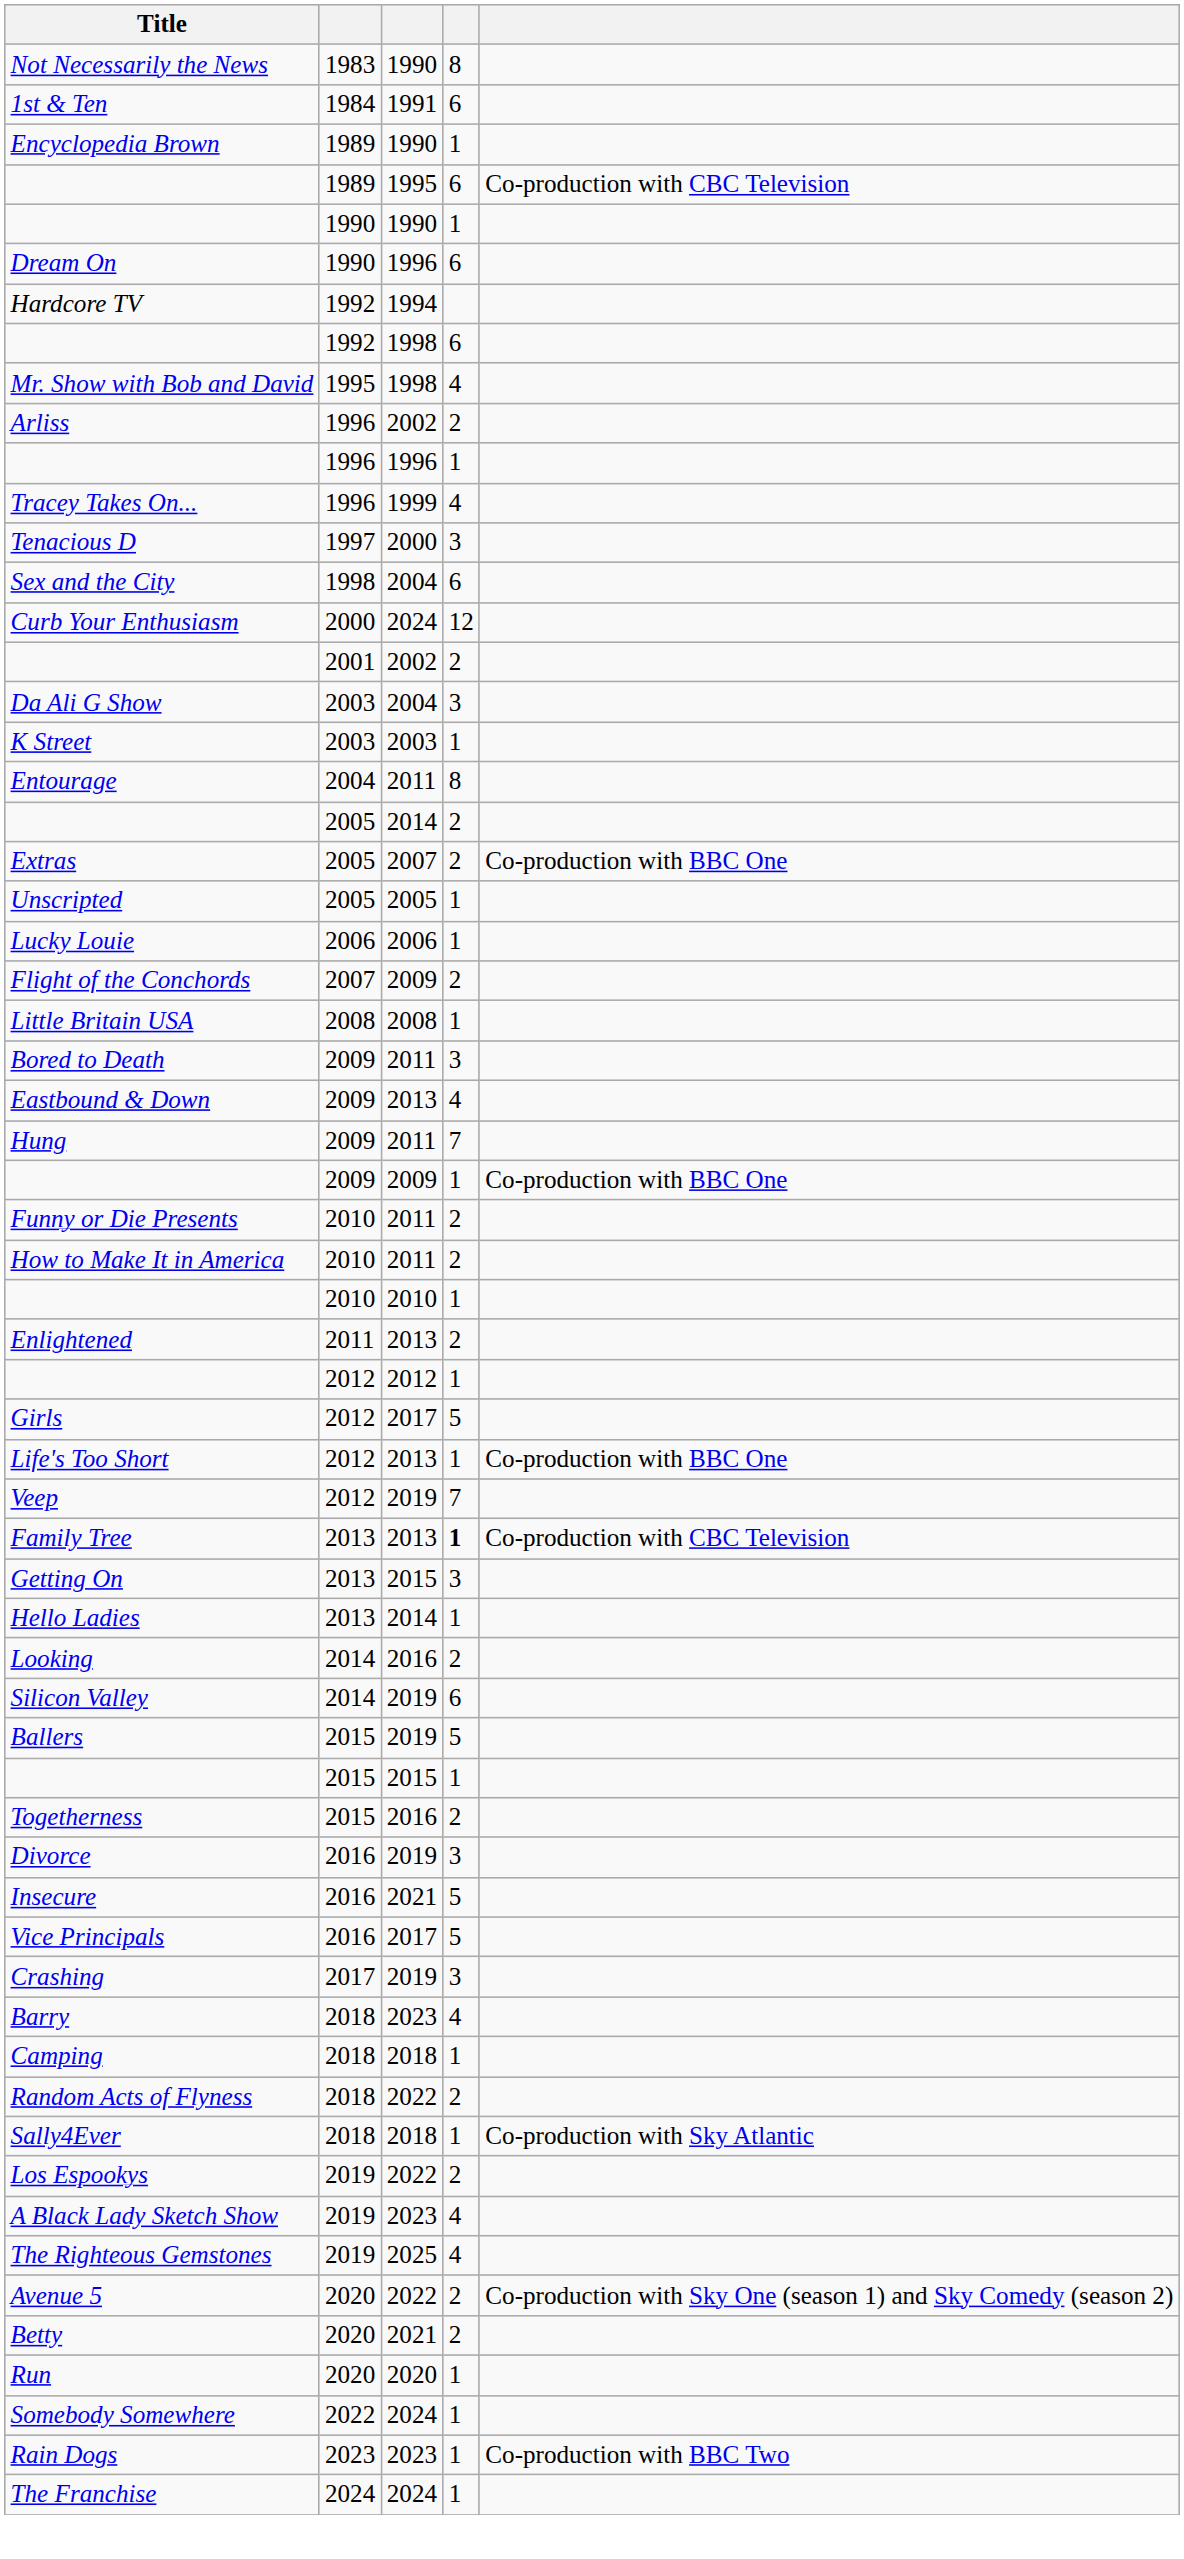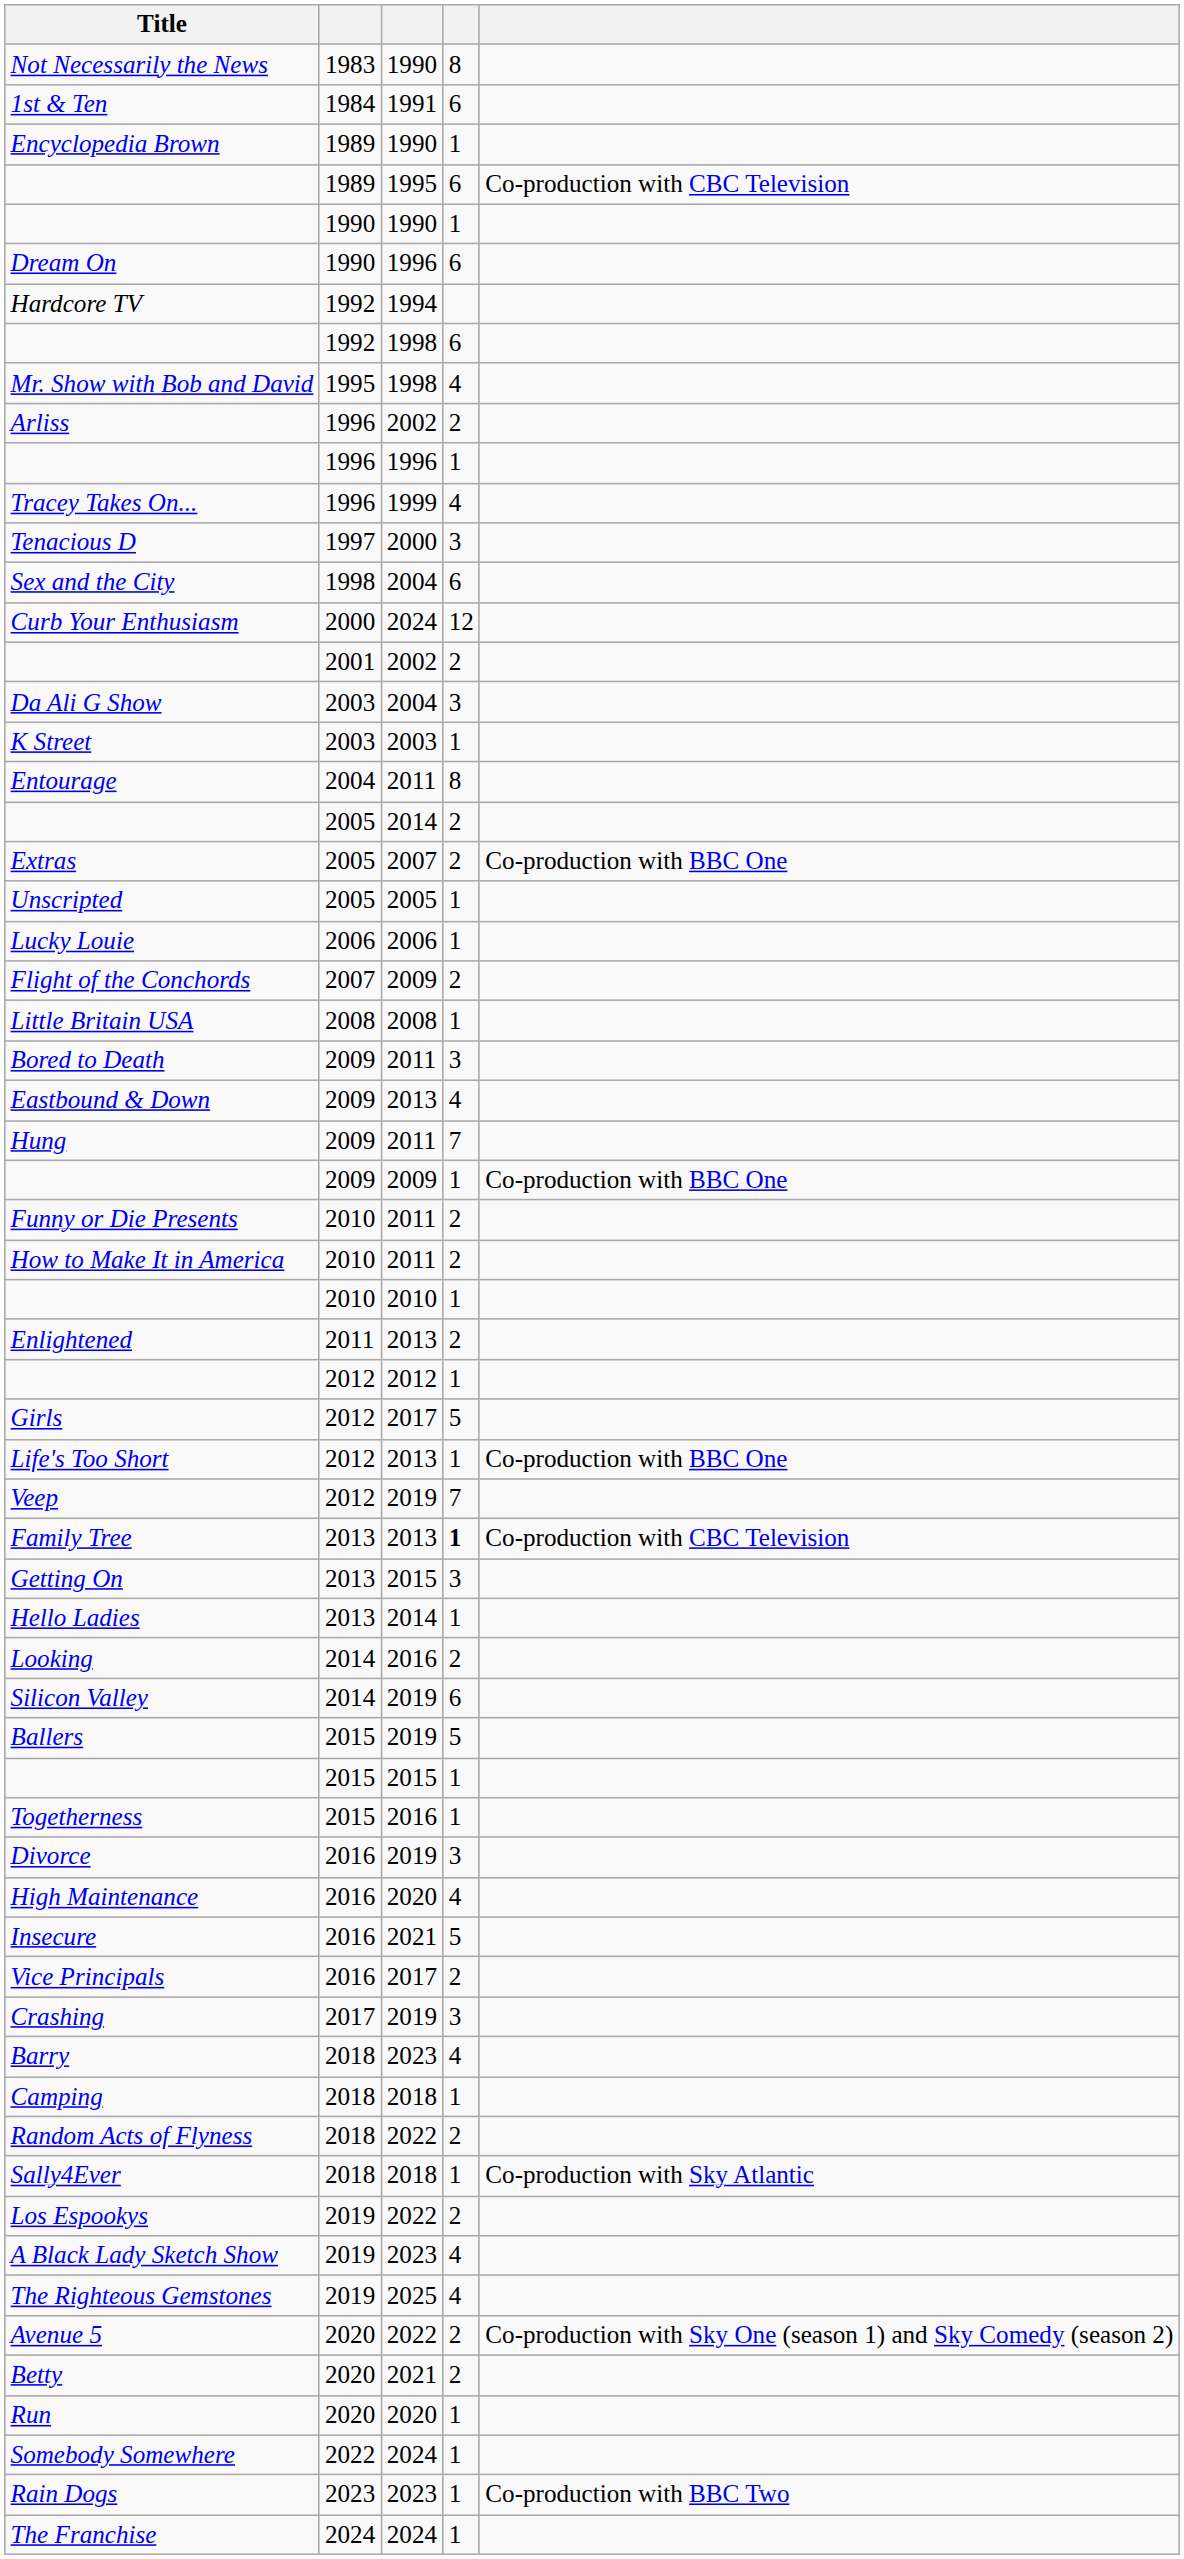(455, 1817) 2 -> (455, 1817) 1
+ row: (104, 1896)
(455, 1936) 5 -> (455, 1976) 2
